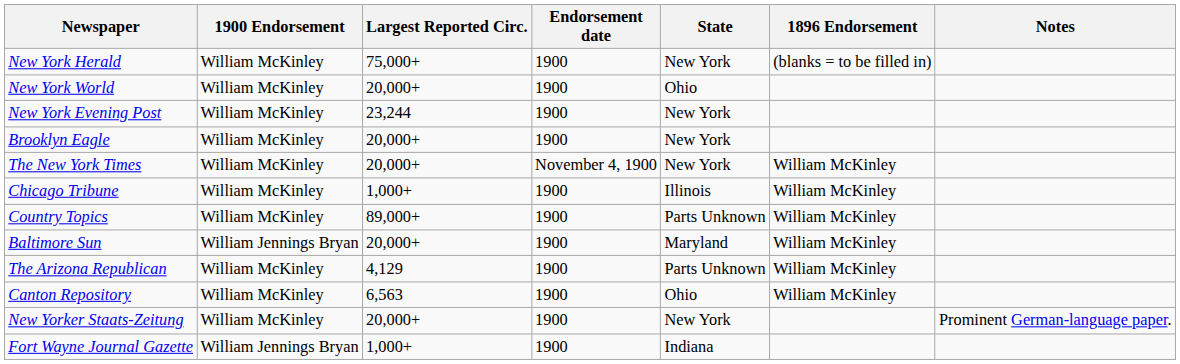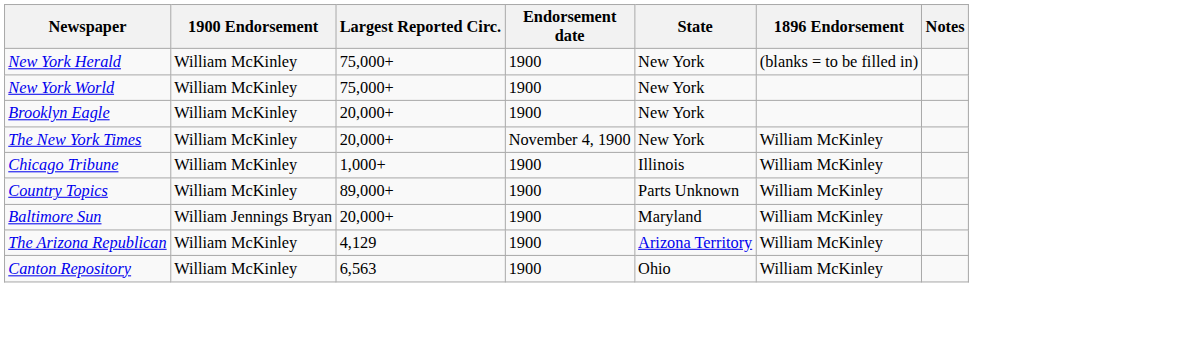(393, 87) 20,000+ -> (367, 87) 75,000+
(681, 87) Ohio -> (671, 87) New York
- row: (85, 113)
(715, 268) Parts Unknown -> (695, 242) Arizona Territory
- row: (96, 320)
- row: (101, 346)
